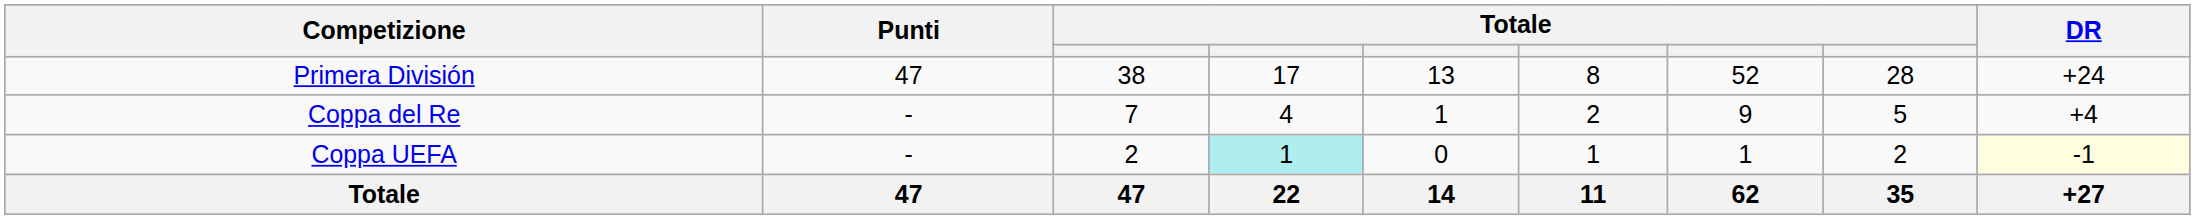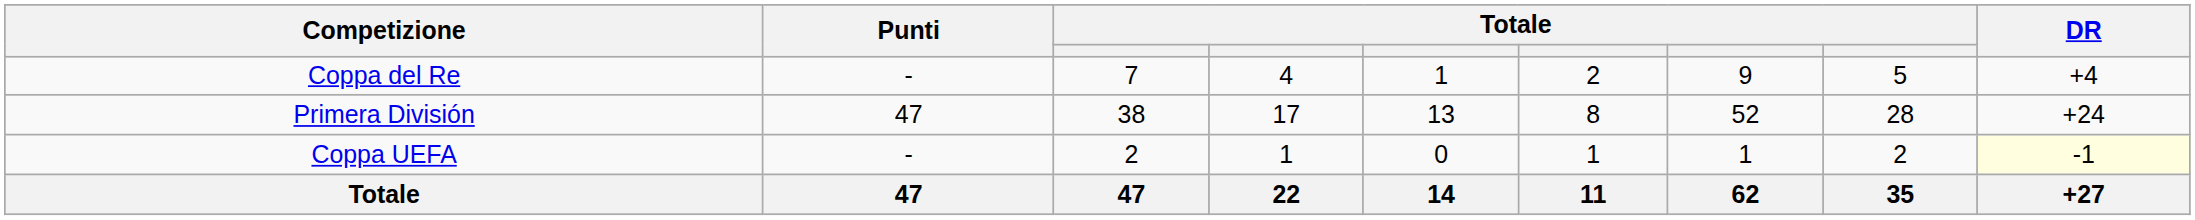rows swapped: (384, 76) <-> (384, 115)
(1286, 154) paleturquoise background -> (1286, 154) no background
